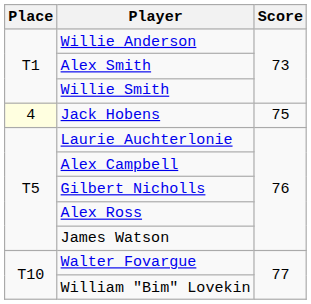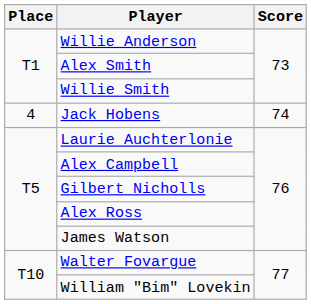(31, 115) lightyellow background -> (31, 115) no background
(280, 115) 75 -> (280, 115) 74
